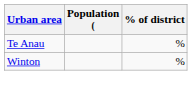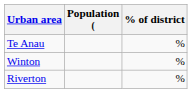+ row: (27, 79)
